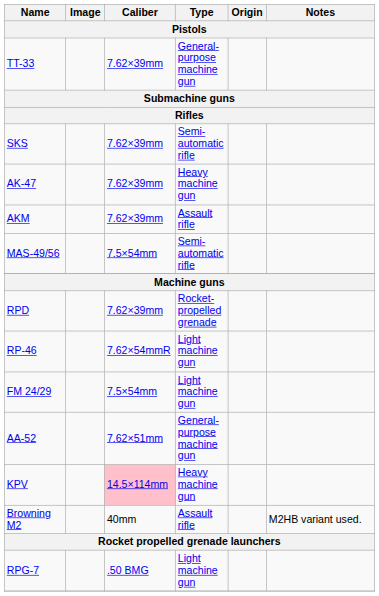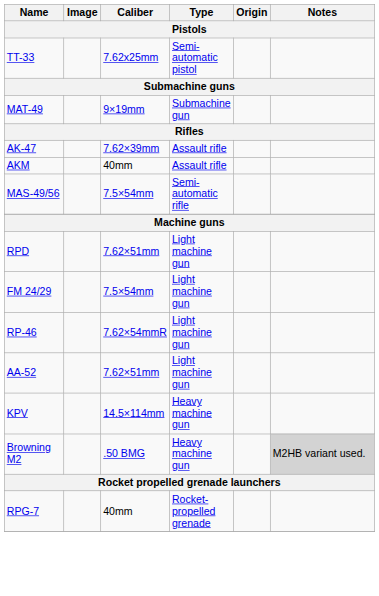(135, 64) 7.62×39mm -> (131, 58) 7.62x25mm
(198, 64) General-purpose machine gun -> (195, 58) Semi-automatic pistol
+ row: (25, 109)
- row: (17, 144)
(198, 184) Heavy machine gun -> (199, 148) Assault rifle
(135, 219) 7.62×39mm -> (118, 165) 40mm
(135, 311) 7.62×39mm -> (131, 251) 7.62×51mm
(200, 311) Rocket-propelled grenade -> (192, 251) Light machine gun
rows swapped: (22, 351) <-> (29, 392)
(198, 438) General-purpose machine gun -> (192, 373) Light machine gun
(138, 484) pink background -> (134, 413) no background
(122, 519) 40mm -> (124, 454) .50 BMG
(195, 519) Assault rifle -> (192, 454) Heavy machine gun
(315, 519) no background -> (319, 454) lightgrey background
(128, 570) .50 BMG -> (118, 511) 40mm
(198, 570) Light machine gun -> (194, 511) Rocket-propelled grenade
